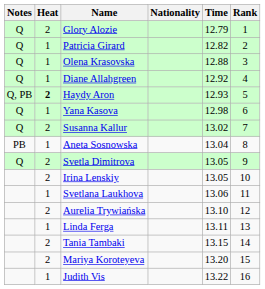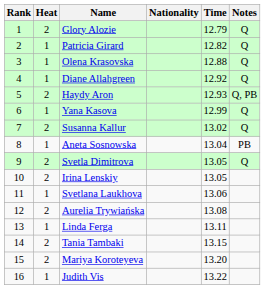columns swapped: (245, 12) <-> (19, 12)
(48, 95) bold -> (46, 95) normal
(216, 111) 12.98 -> (215, 111) 12.99
(216, 210) 13.10 -> (215, 210) 13.08
